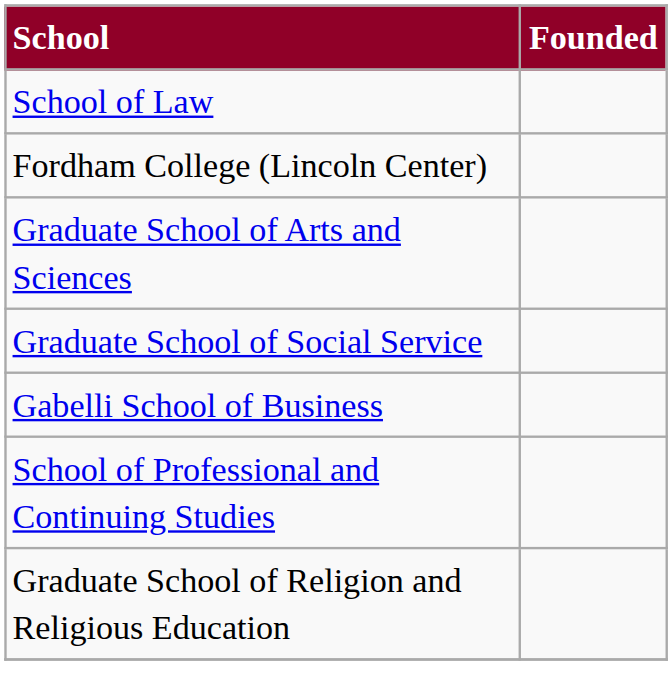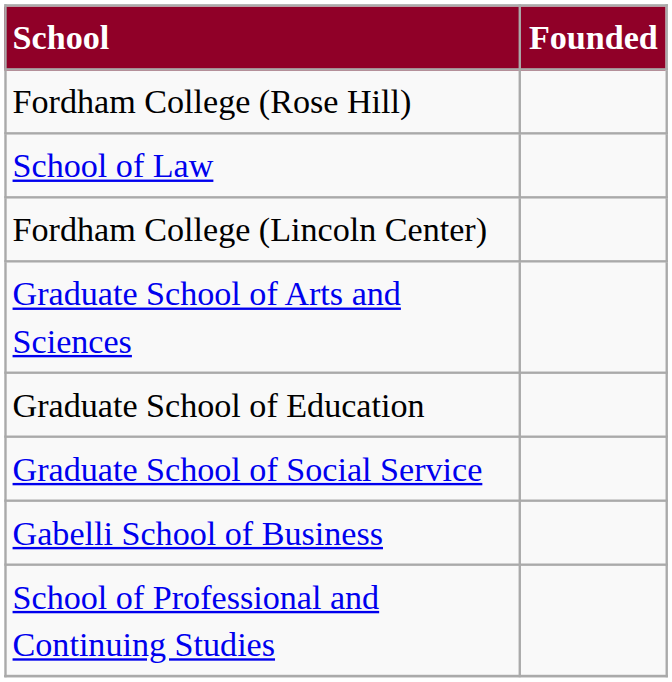+ row: (212, 102)
+ row: (219, 405)
- row: (237, 604)
